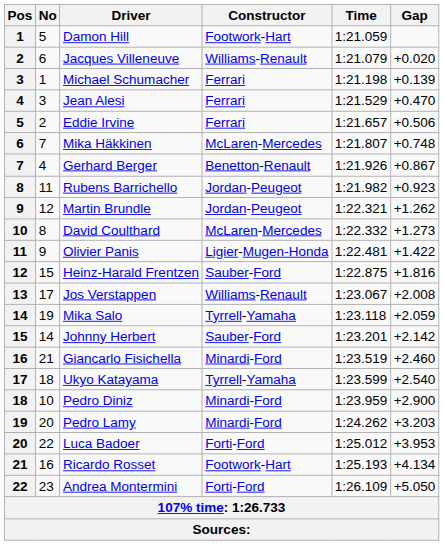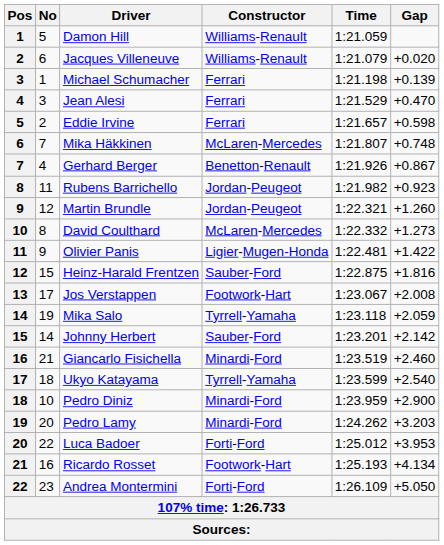(248, 37) Footwork-Hart -> (256, 37) Williams-Renault
(415, 122) +0.506 -> (415, 122) +0.598
(415, 208) +1.262 -> (415, 208) +1.260
(256, 294) Williams-Renault -> (248, 294) Footwork-Hart
